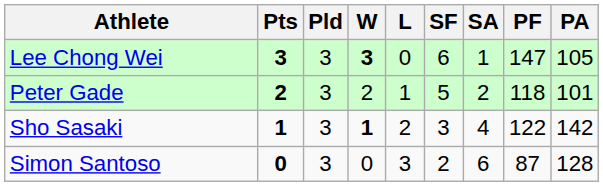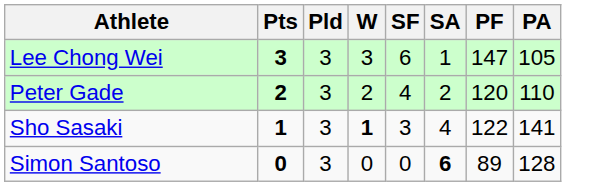- column: (405, 22)
(367, 57) bold -> (367, 57) normal
(443, 92) 5 -> (405, 92) 4
(528, 92) 118 -> (489, 92) 120
(575, 92) 101 -> (537, 92) 110
(575, 127) 142 -> (537, 127) 141
(443, 163) 2 -> (405, 163) 0
(483, 163) normal -> (445, 163) bold
(528, 163) 87 -> (489, 163) 89
